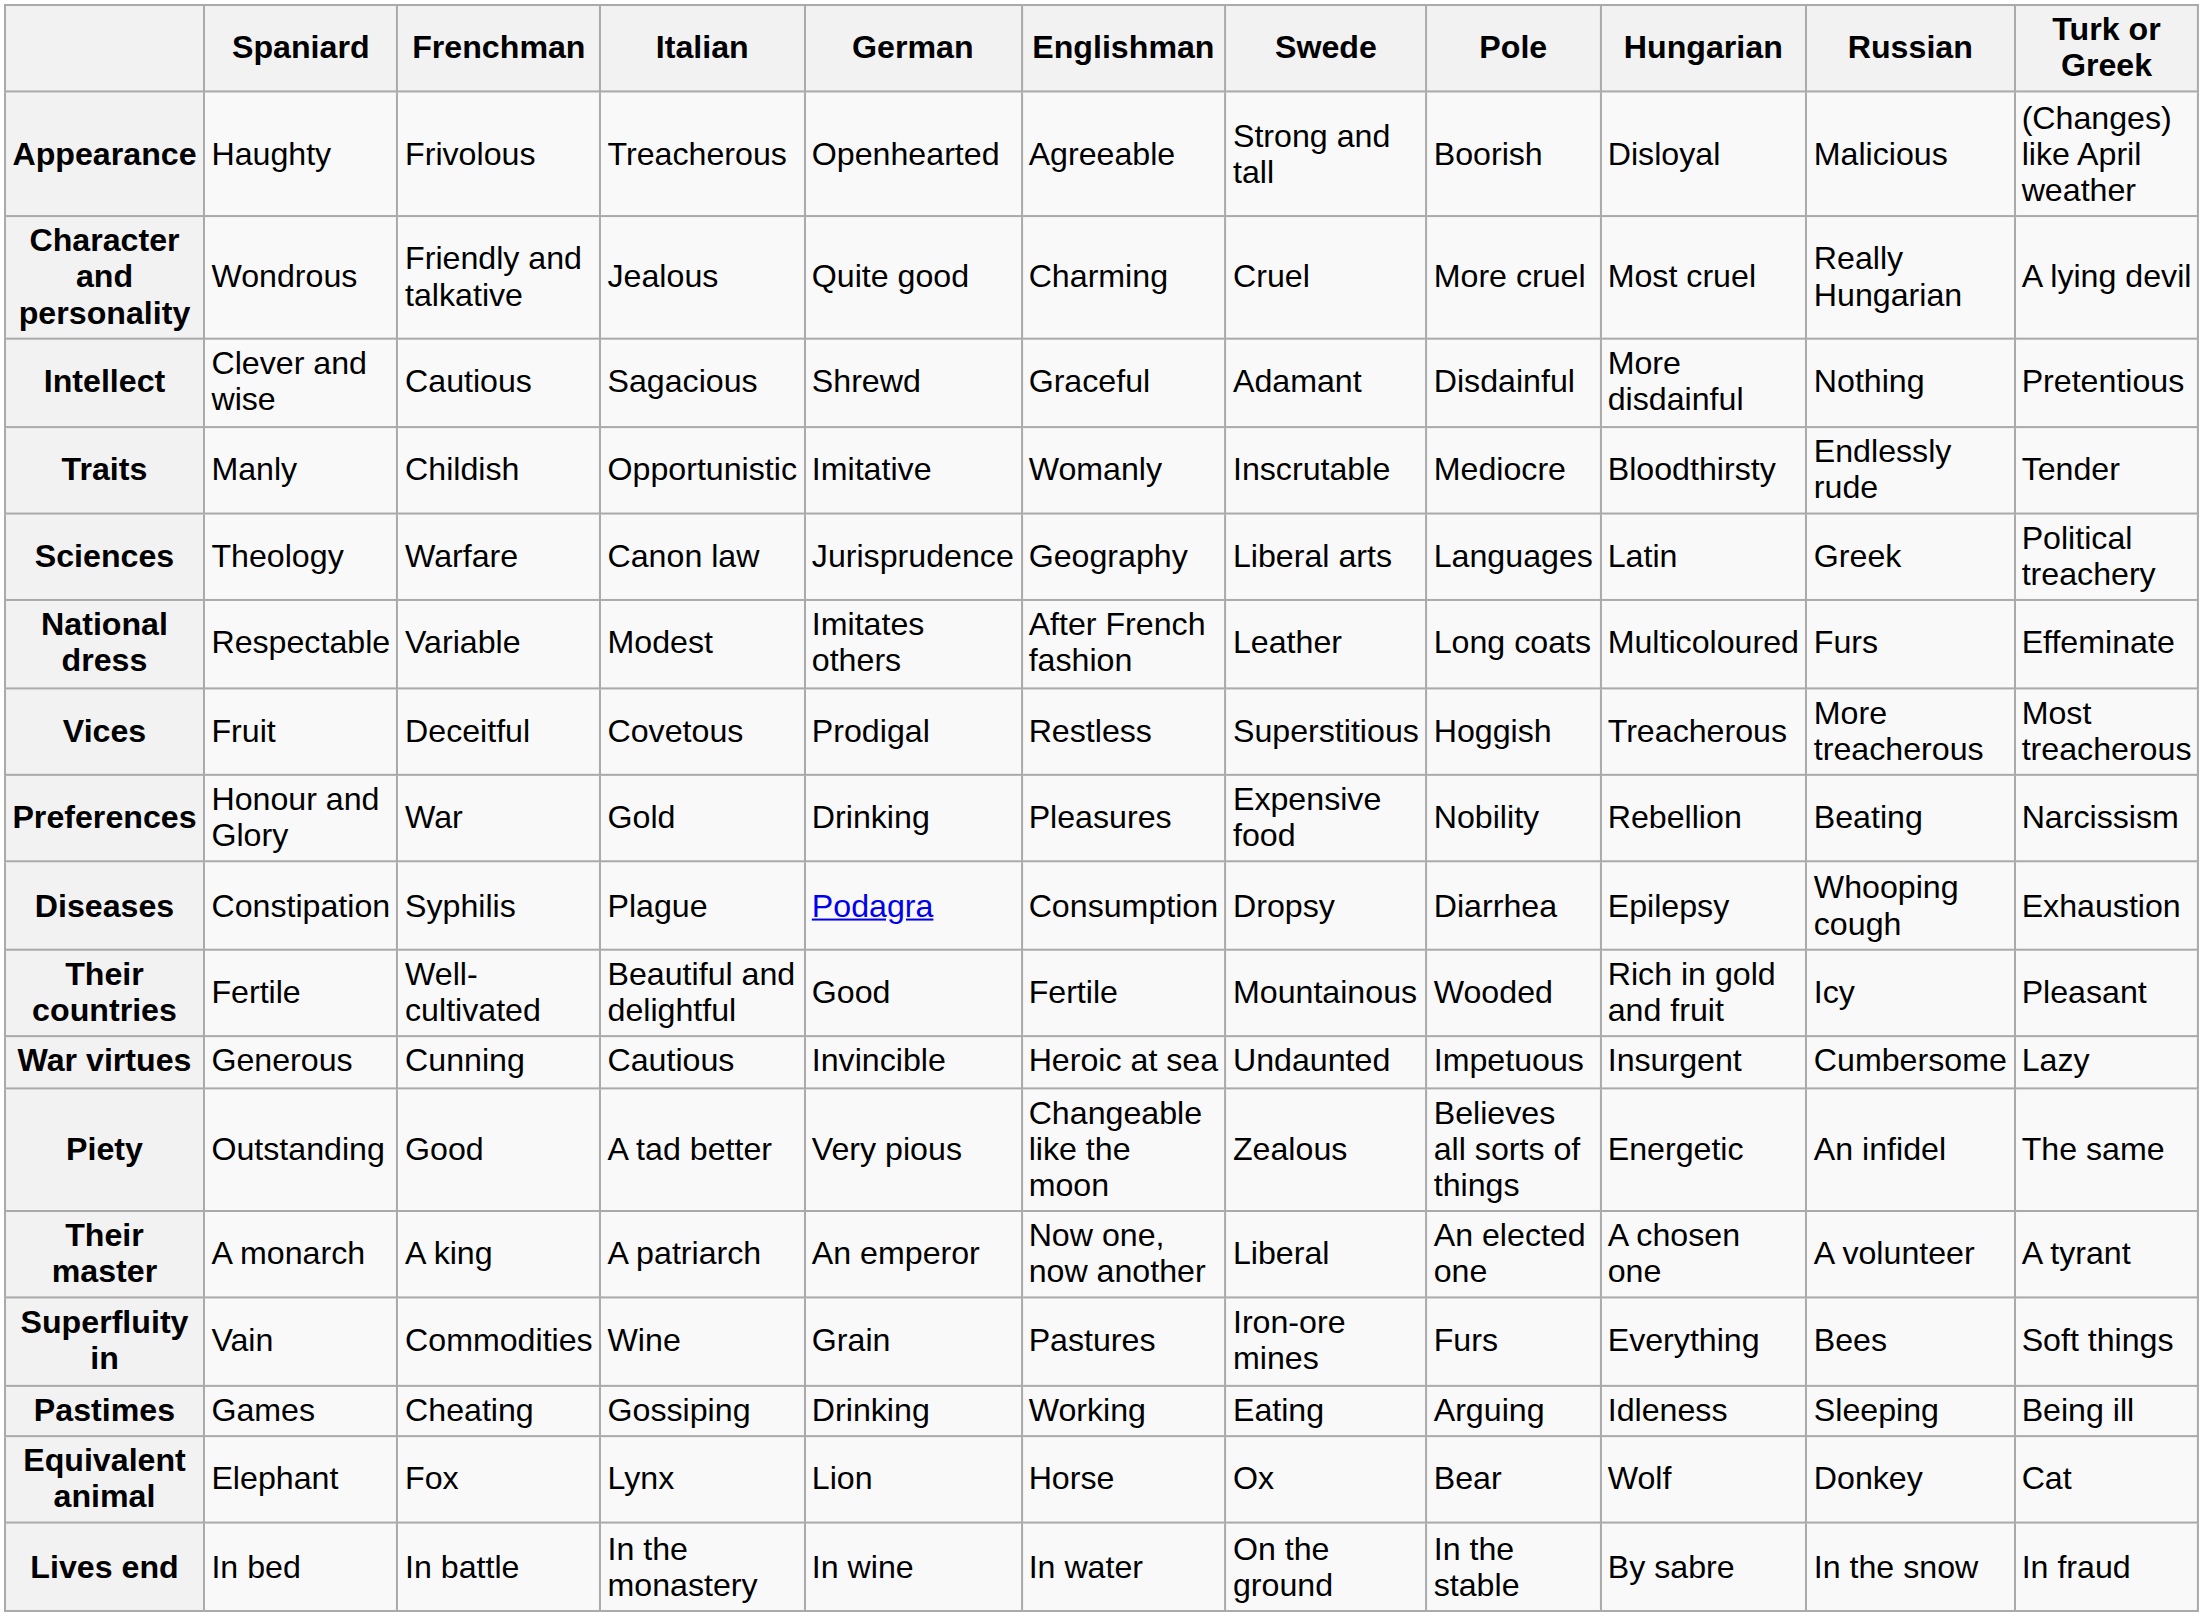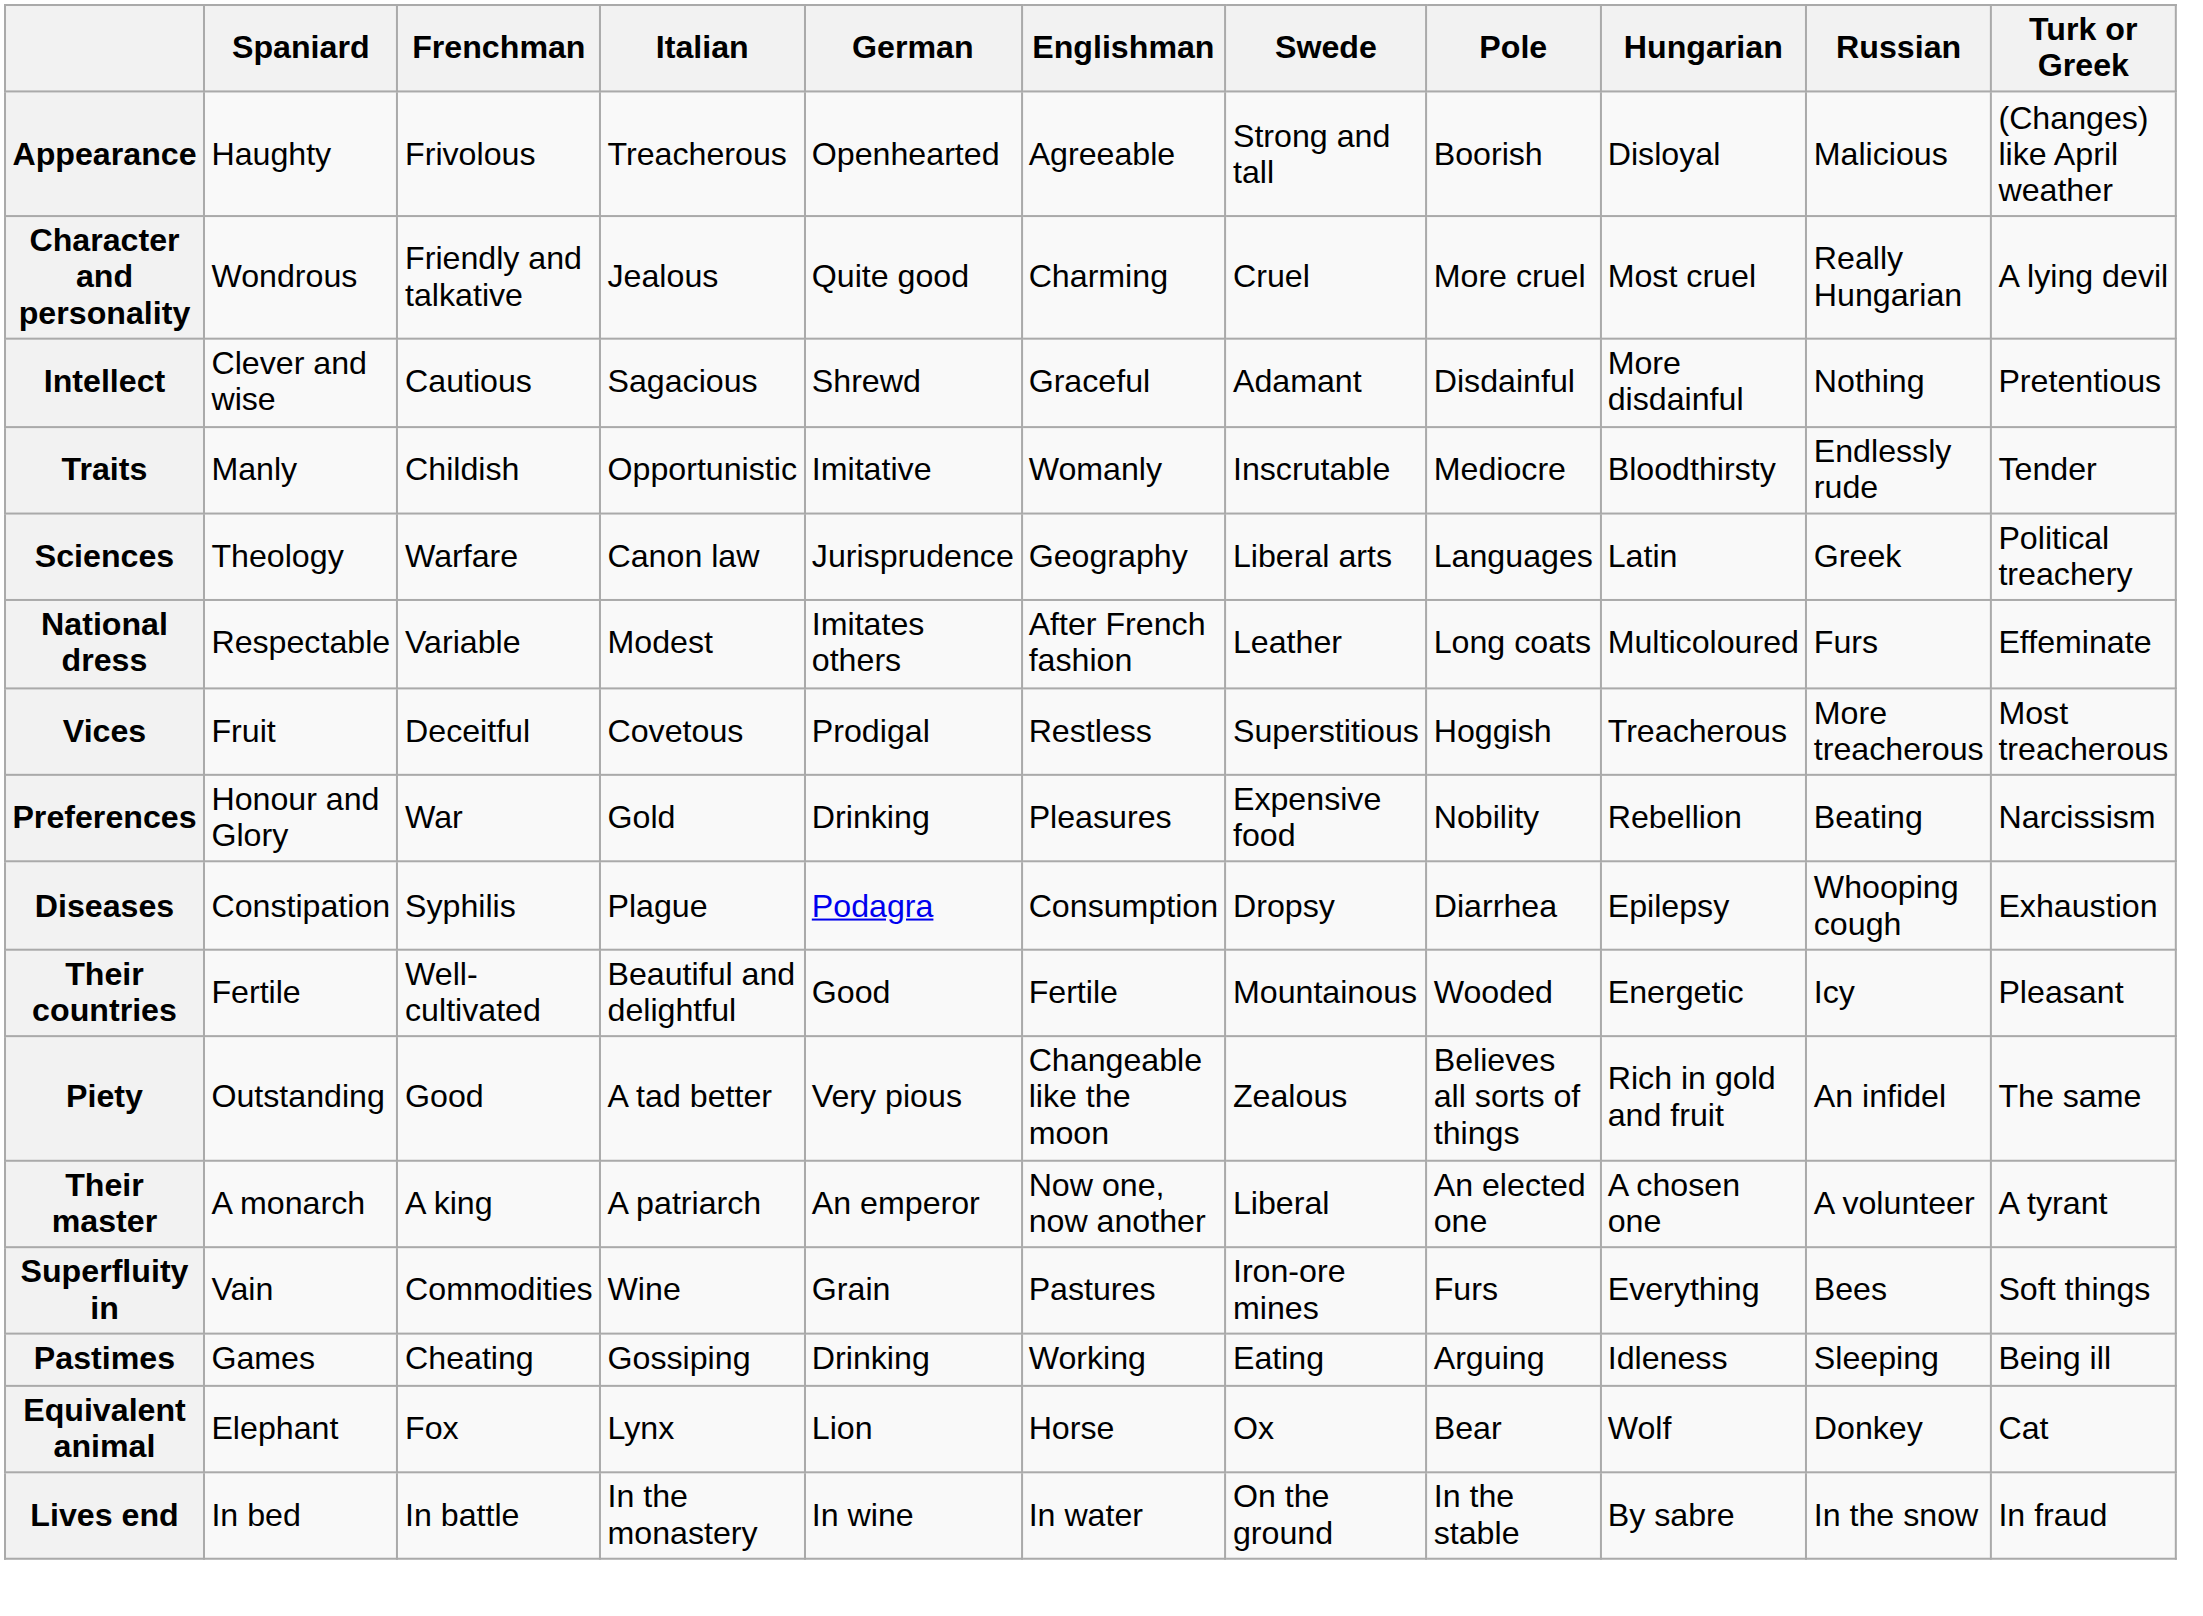(1692, 992) Rich in gold and fruit -> (1676, 992) Energetic
- row: (104, 1061)
(1676, 1148) Energetic -> (1692, 1097) Rich in gold and fruit
